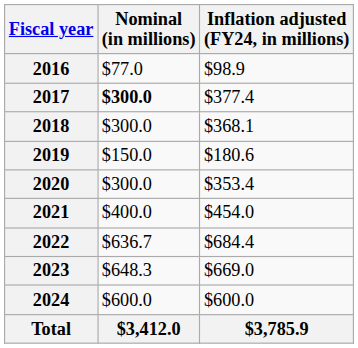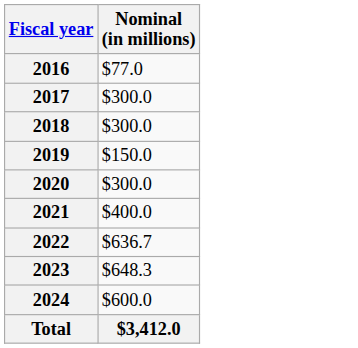- column: (277, 29)
(127, 97) bold -> (127, 97) normal
